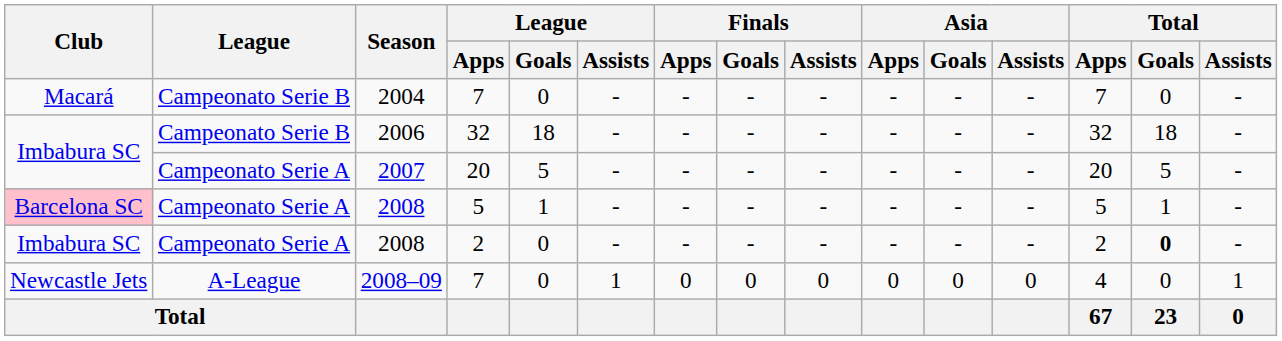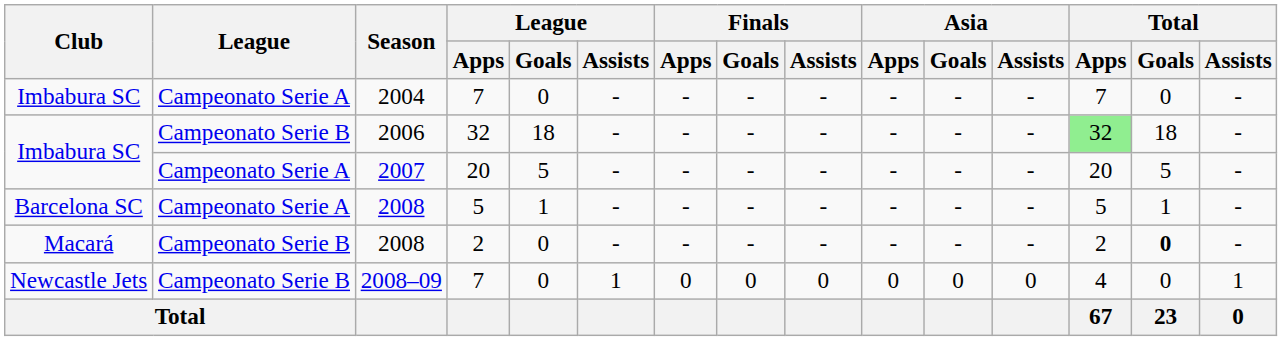(79, 96) Macará -> (79, 96) Imbabura SC
(254, 96) Campeonato Serie B -> (254, 96) Campeonato Serie A
(1101, 133) no background -> (1101, 133) lightgreen background
(79, 206) pink background -> (79, 206) no background
(79, 243) Imbabura SC -> (79, 243) Macará
(254, 243) Campeonato Serie A -> (254, 243) Campeonato Serie B
(254, 280) A-League -> (254, 280) Campeonato Serie B
